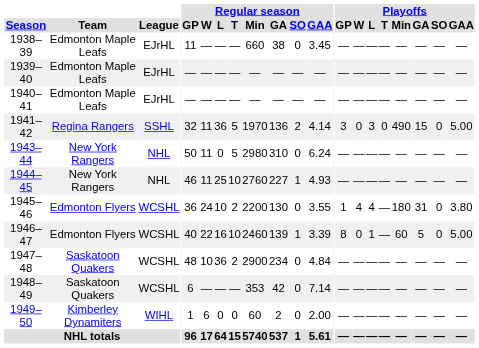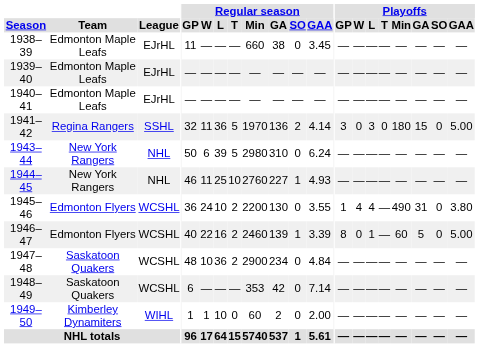(401, 126) 490 -> (401, 126) 180
(206, 153) 11 -> (206, 153) 6
(221, 153) 0 -> (221, 153) 39
(401, 207) 180 -> (401, 207) 490
(235, 234) 10 -> (235, 234) 2
(206, 315) 6 -> (206, 315) 1
(221, 315) 0 -> (221, 315) 10
